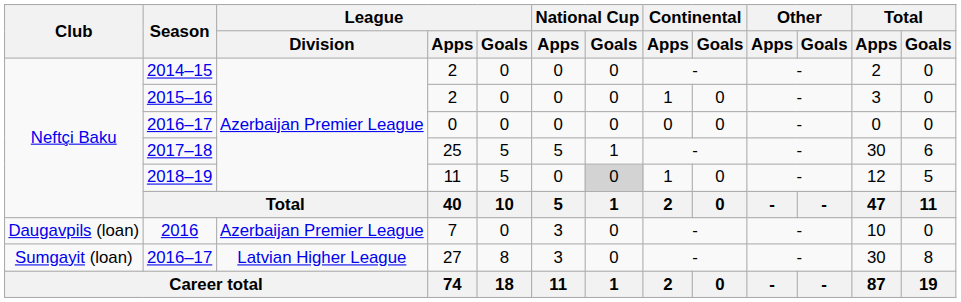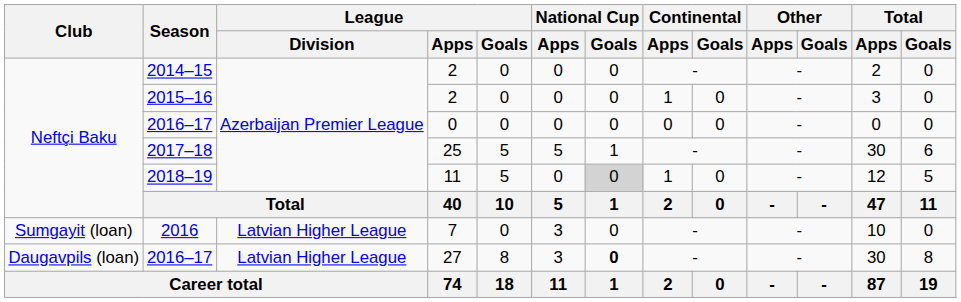(74, 230) Daugavpils (loan) -> (74, 230) Sumgayit (loan)
(322, 230) Azerbaijan Premier League -> (322, 230) Latvian Higher League
(74, 257) Sumgayit (loan) -> (74, 257) Daugavpils (loan)
(614, 257) normal -> (614, 257) bold
